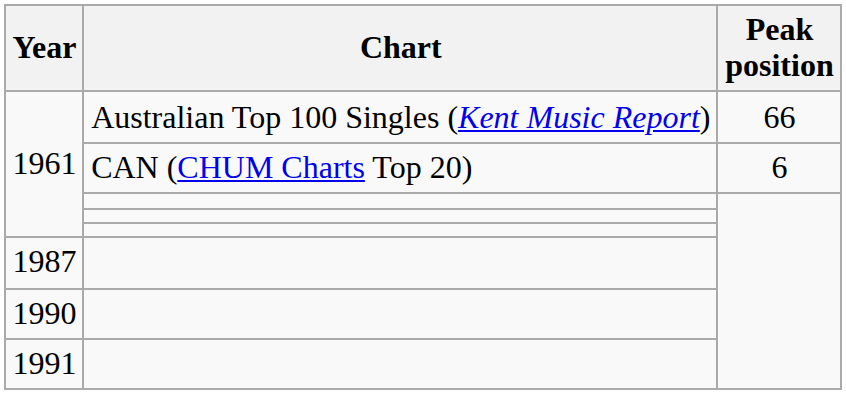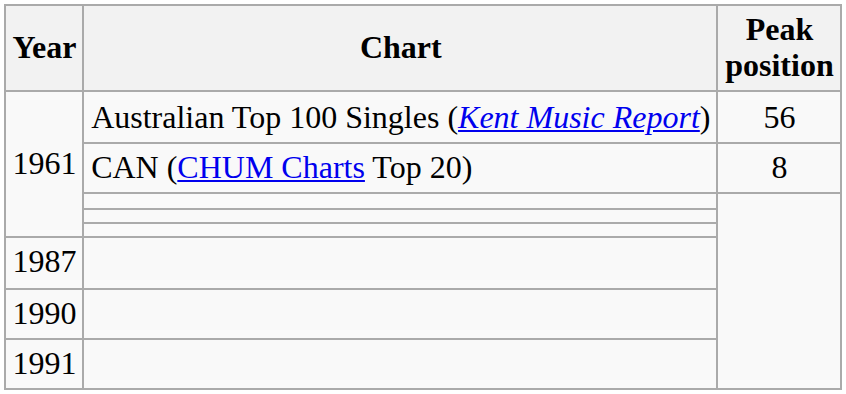(779, 116) 66 -> (779, 116) 56
(779, 167) 6 -> (779, 167) 8
